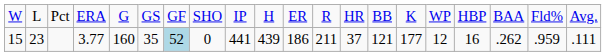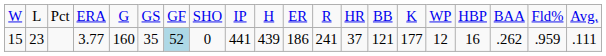(326, 39) 211 -> (327, 39) 241
